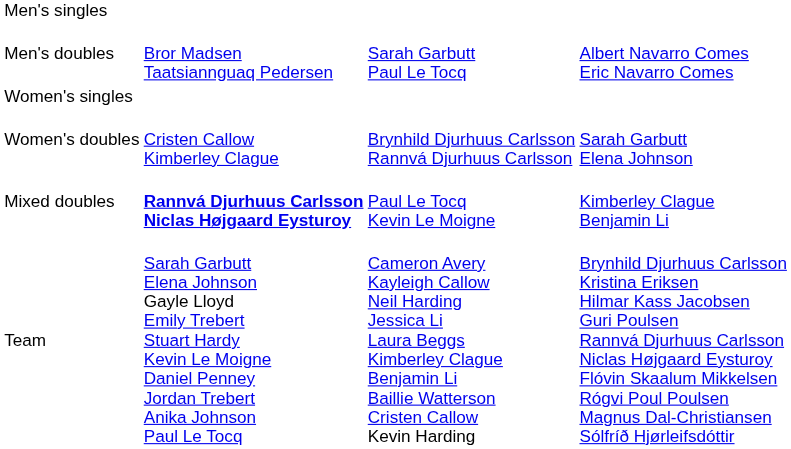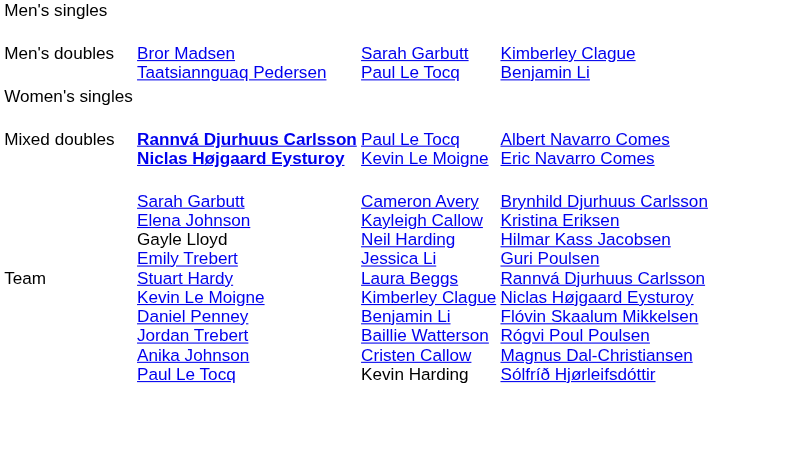(664, 63) Albert Navarro Comes Eric Navarro Comes -> (568, 63) Kimberley Clague Benjamin Li
- row: (72, 139)
(647, 210) Kimberley Clague Benjamin Li -> (585, 148) Albert Navarro Comes Eric Navarro Comes
